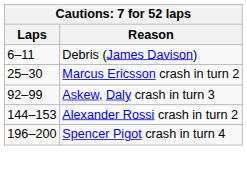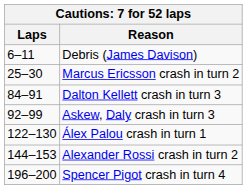+ row: (142, 94)
+ row: (134, 134)
